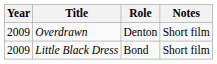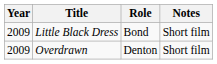rows swapped: (61, 31) <-> (77, 50)
